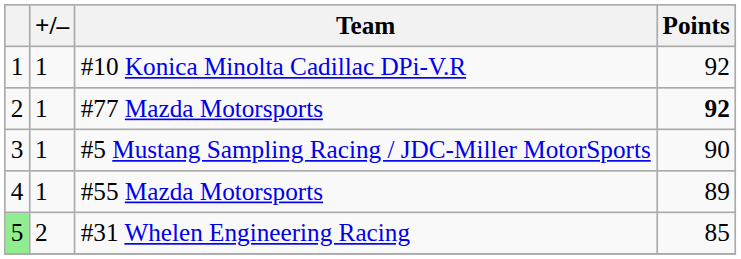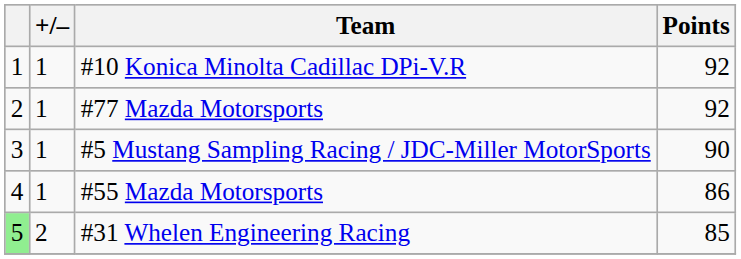(717, 108) bold -> (717, 108) normal
(717, 191) 89 -> (717, 191) 86
